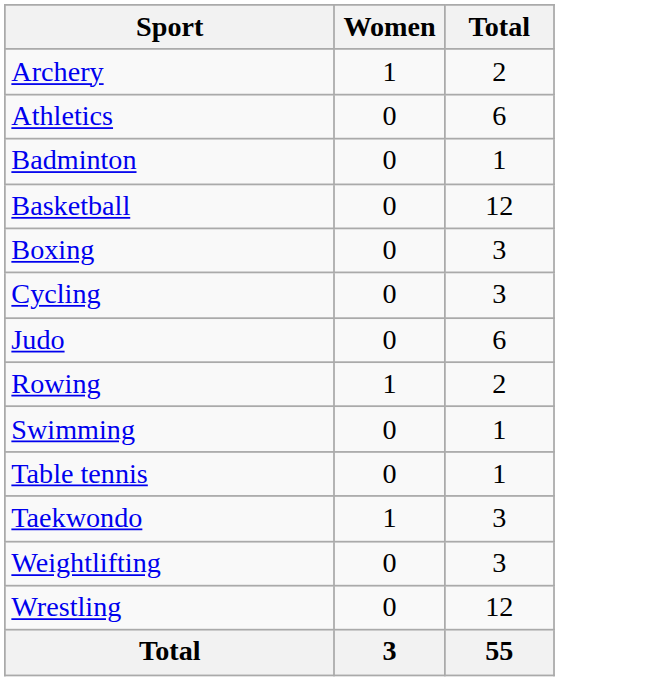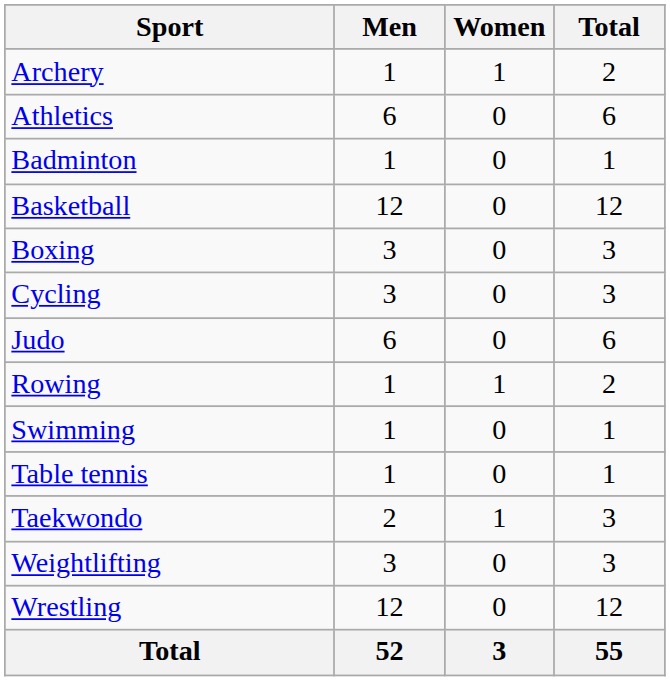+ column: (390, 26)
